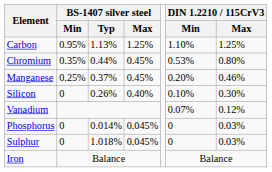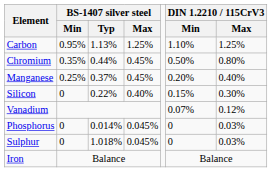(181, 61) 0.53% -> (181, 61) 0.50%
(232, 77) 0.46% -> (232, 77) 0.40%
(104, 93) 0.26% -> (104, 93) 0.22%
(181, 93) 0.10% -> (181, 93) 0.15%
